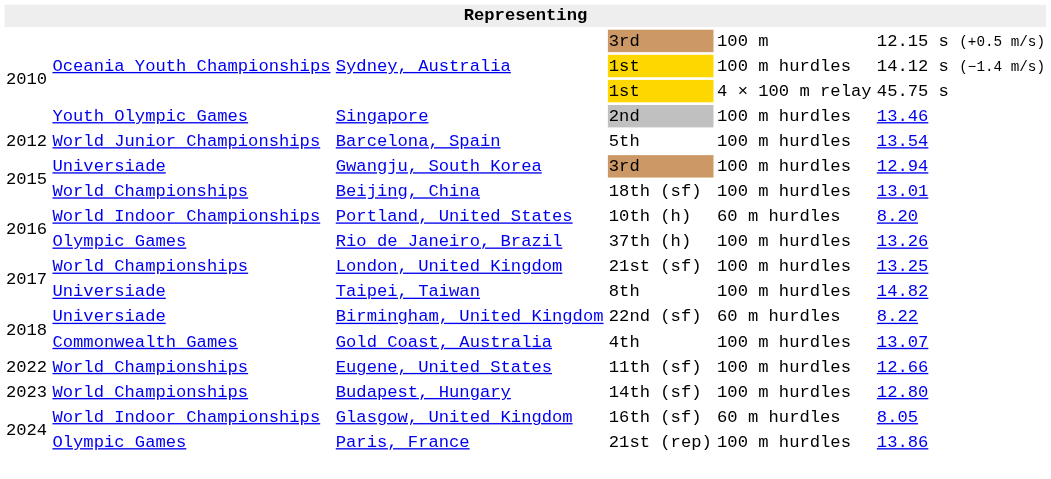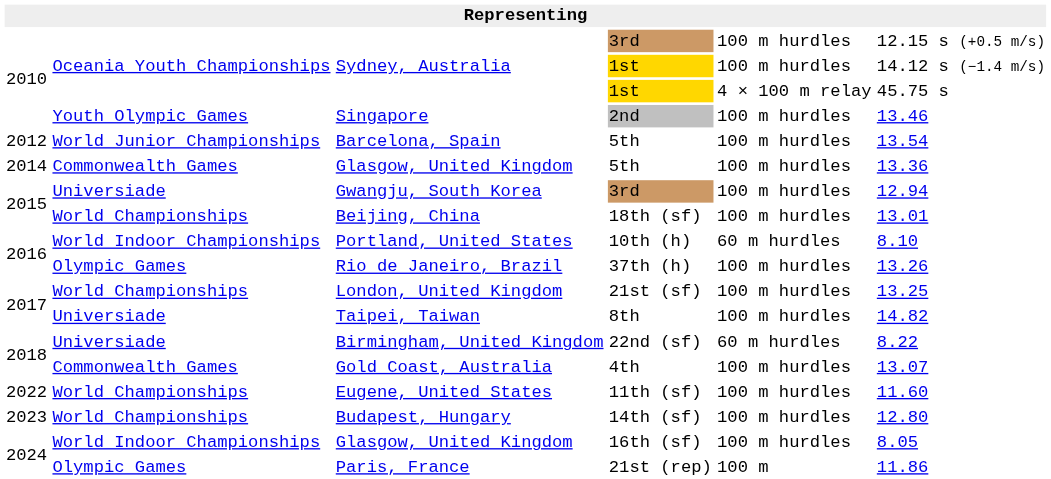(743, 41) 100 m -> (784, 41) 100 m hurdles
+ row: (454, 166)
(897, 217) 8.20 -> (897, 242) 8.10
(903, 367) 12.66 -> (903, 392) 11.60
(779, 417) 60 m hurdles -> (784, 442) 100 m hurdles
(784, 442) 100 m hurdles -> (743, 467) 100 m
(903, 442) 13.86 -> (903, 467) 11.86
